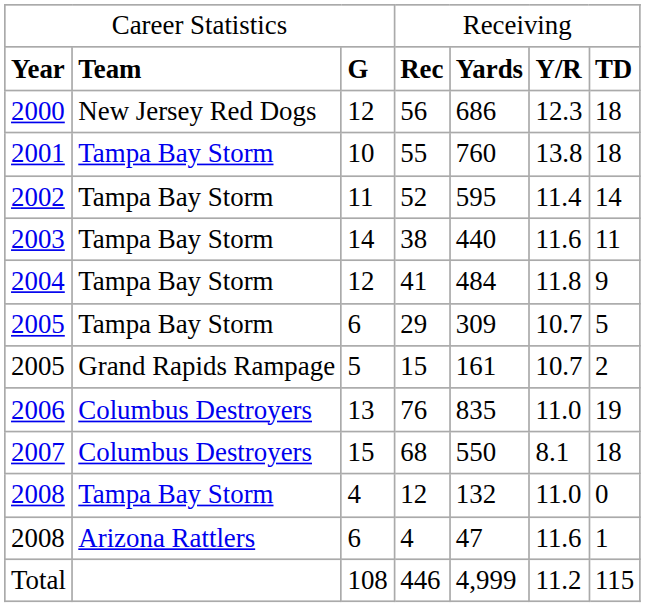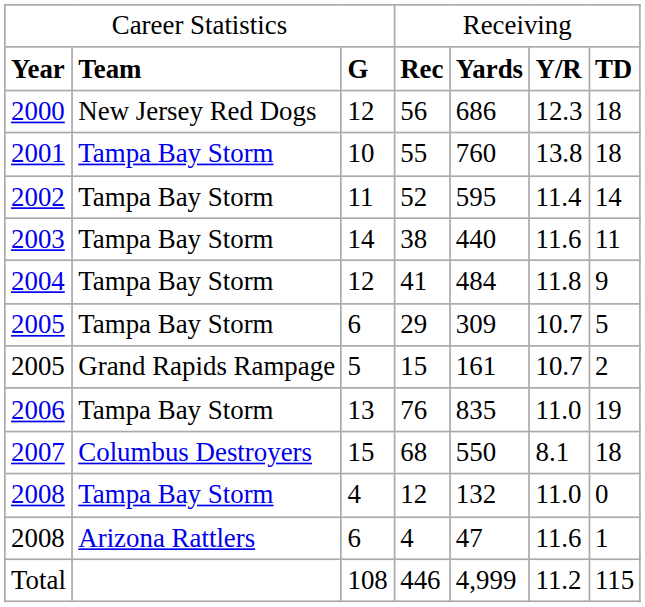(195, 409) Columbus Destroyers -> (176, 409) Tampa Bay Storm
